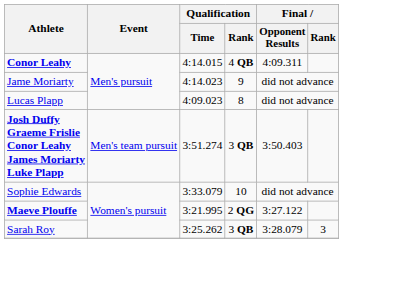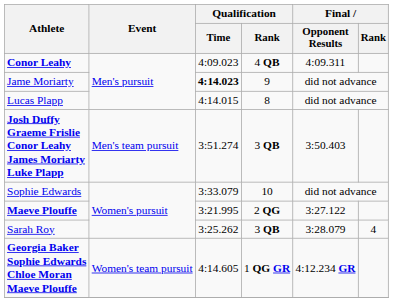(202, 63) 4:14.015 -> (218, 63) 4:09.023
(202, 82) normal -> (218, 82) bold
(202, 100) 4:09.023 -> (218, 100) 4:14.015
(323, 229) 3 -> (373, 229) 4
+ row: (47, 268)
